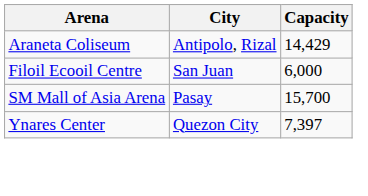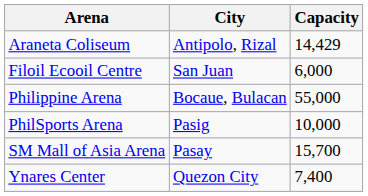+ row: (65, 97)
+ row: (66, 124)
(303, 124) 7,397 -> (313, 177) 7,400
